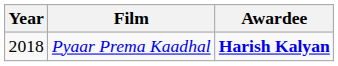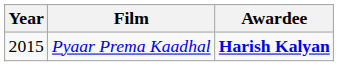(26, 46) 2018 -> (26, 46) 2015
